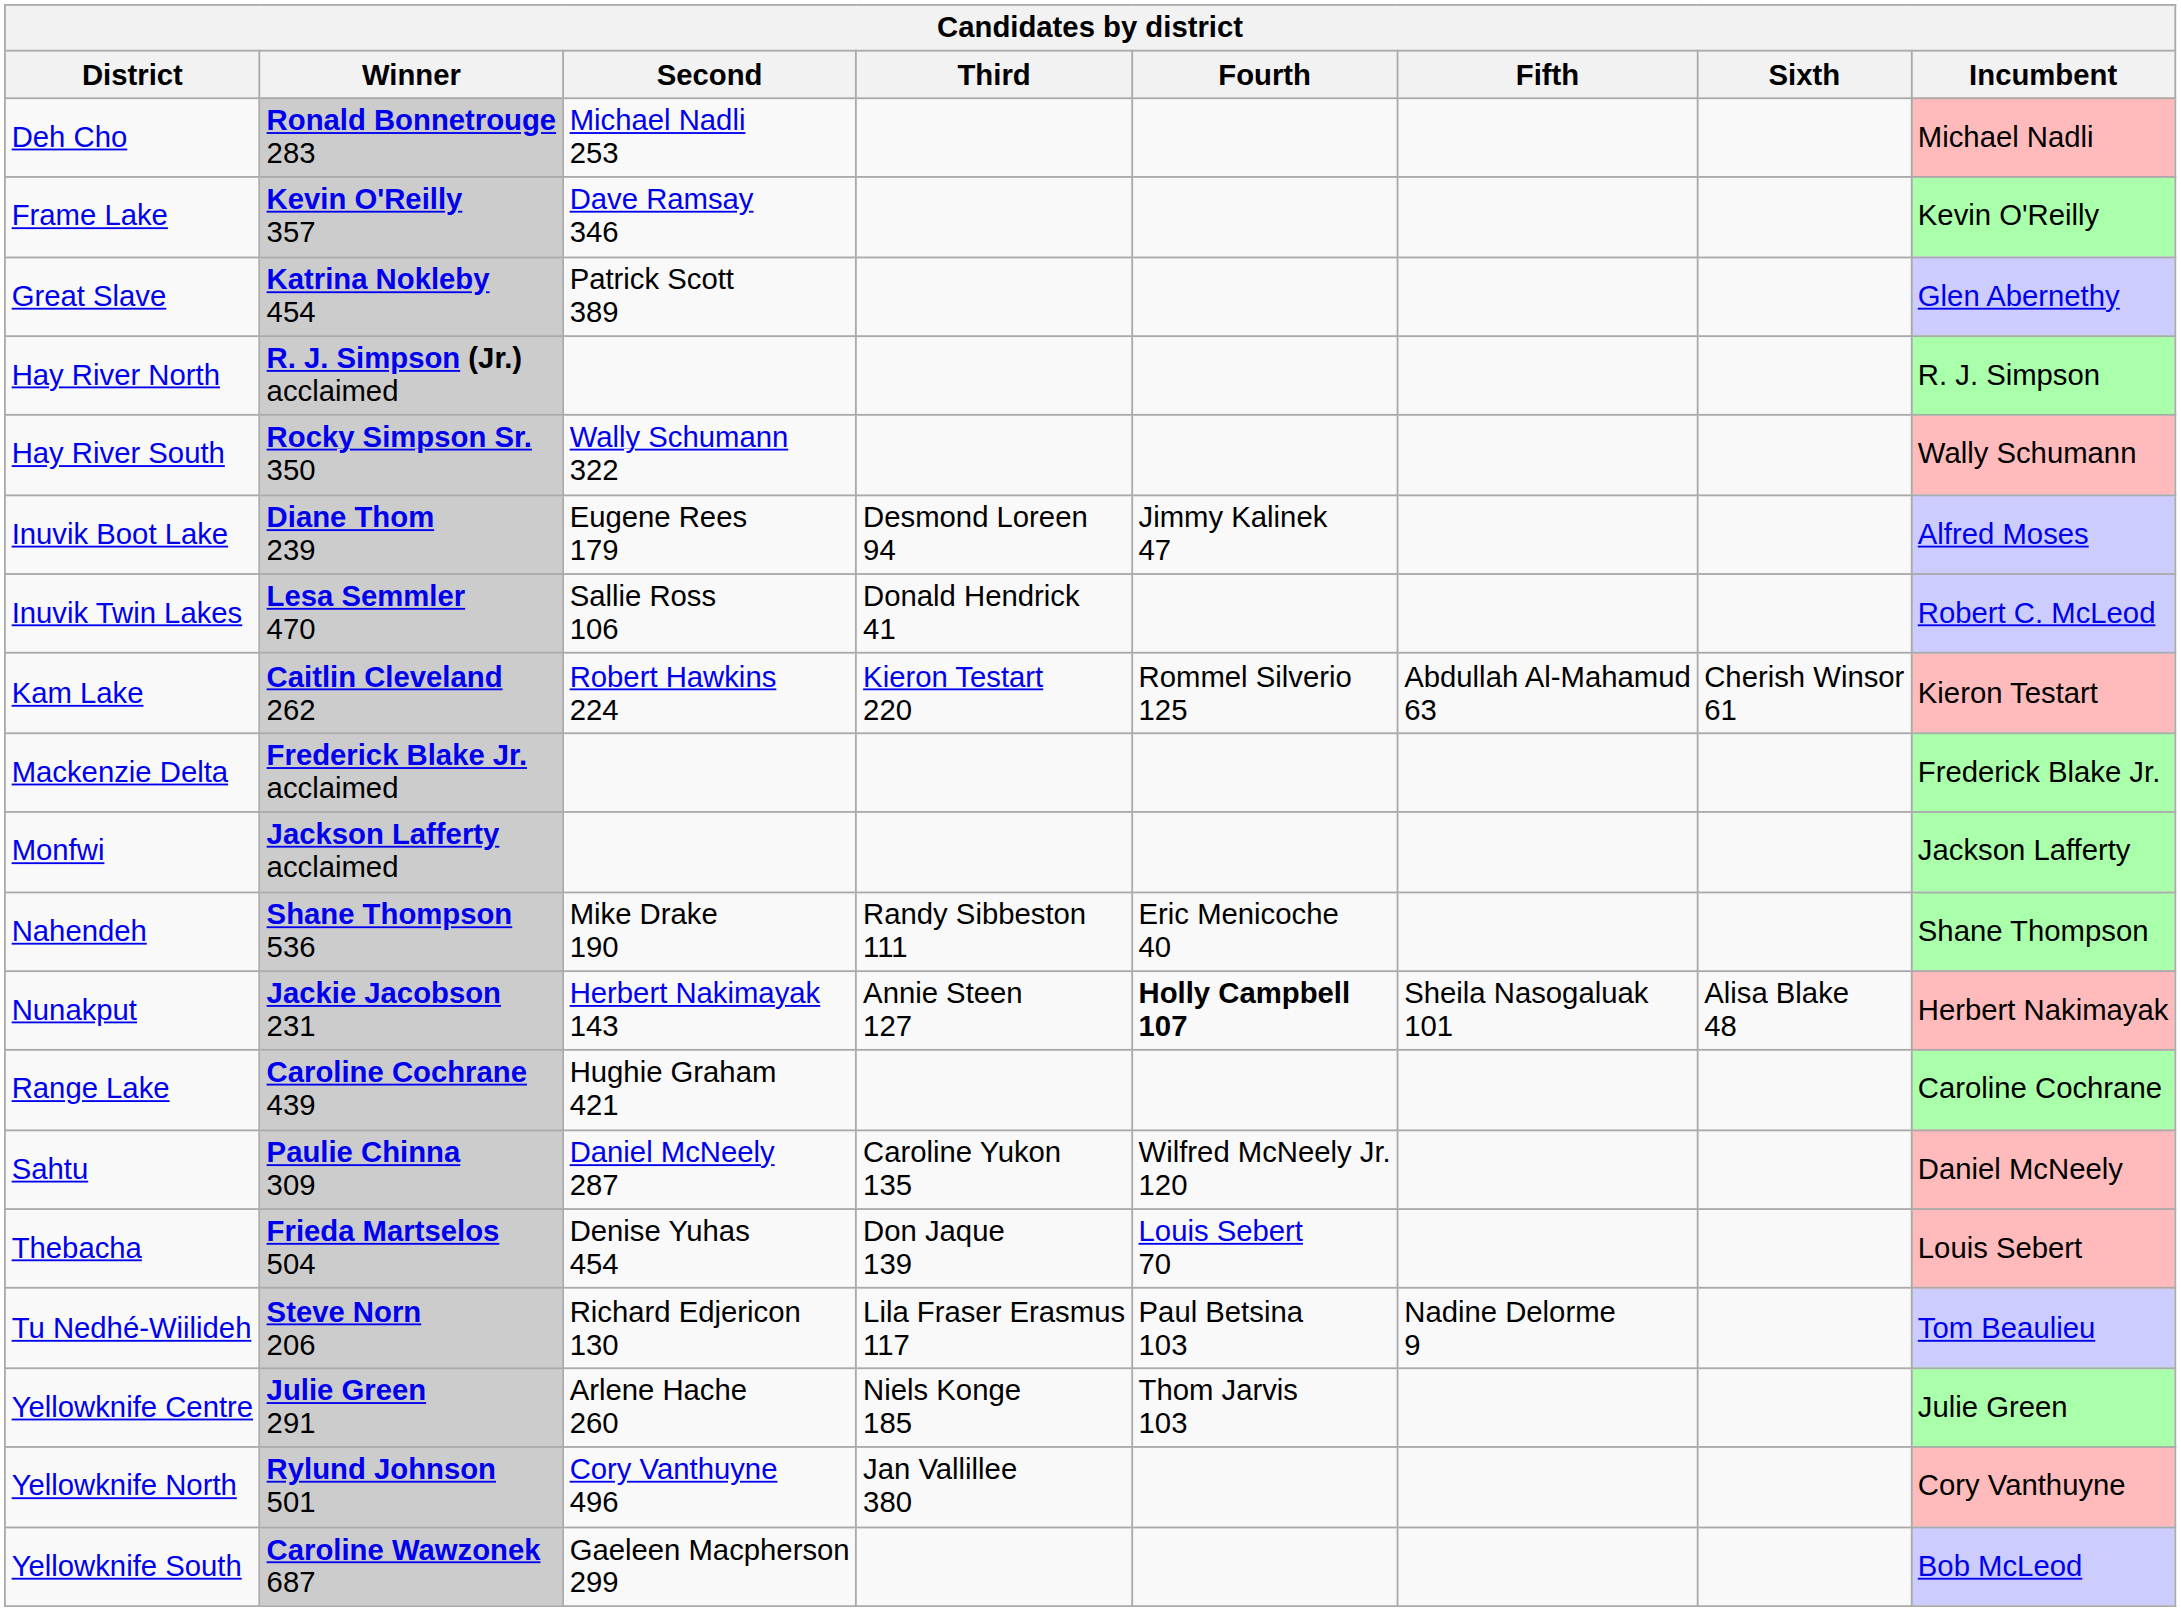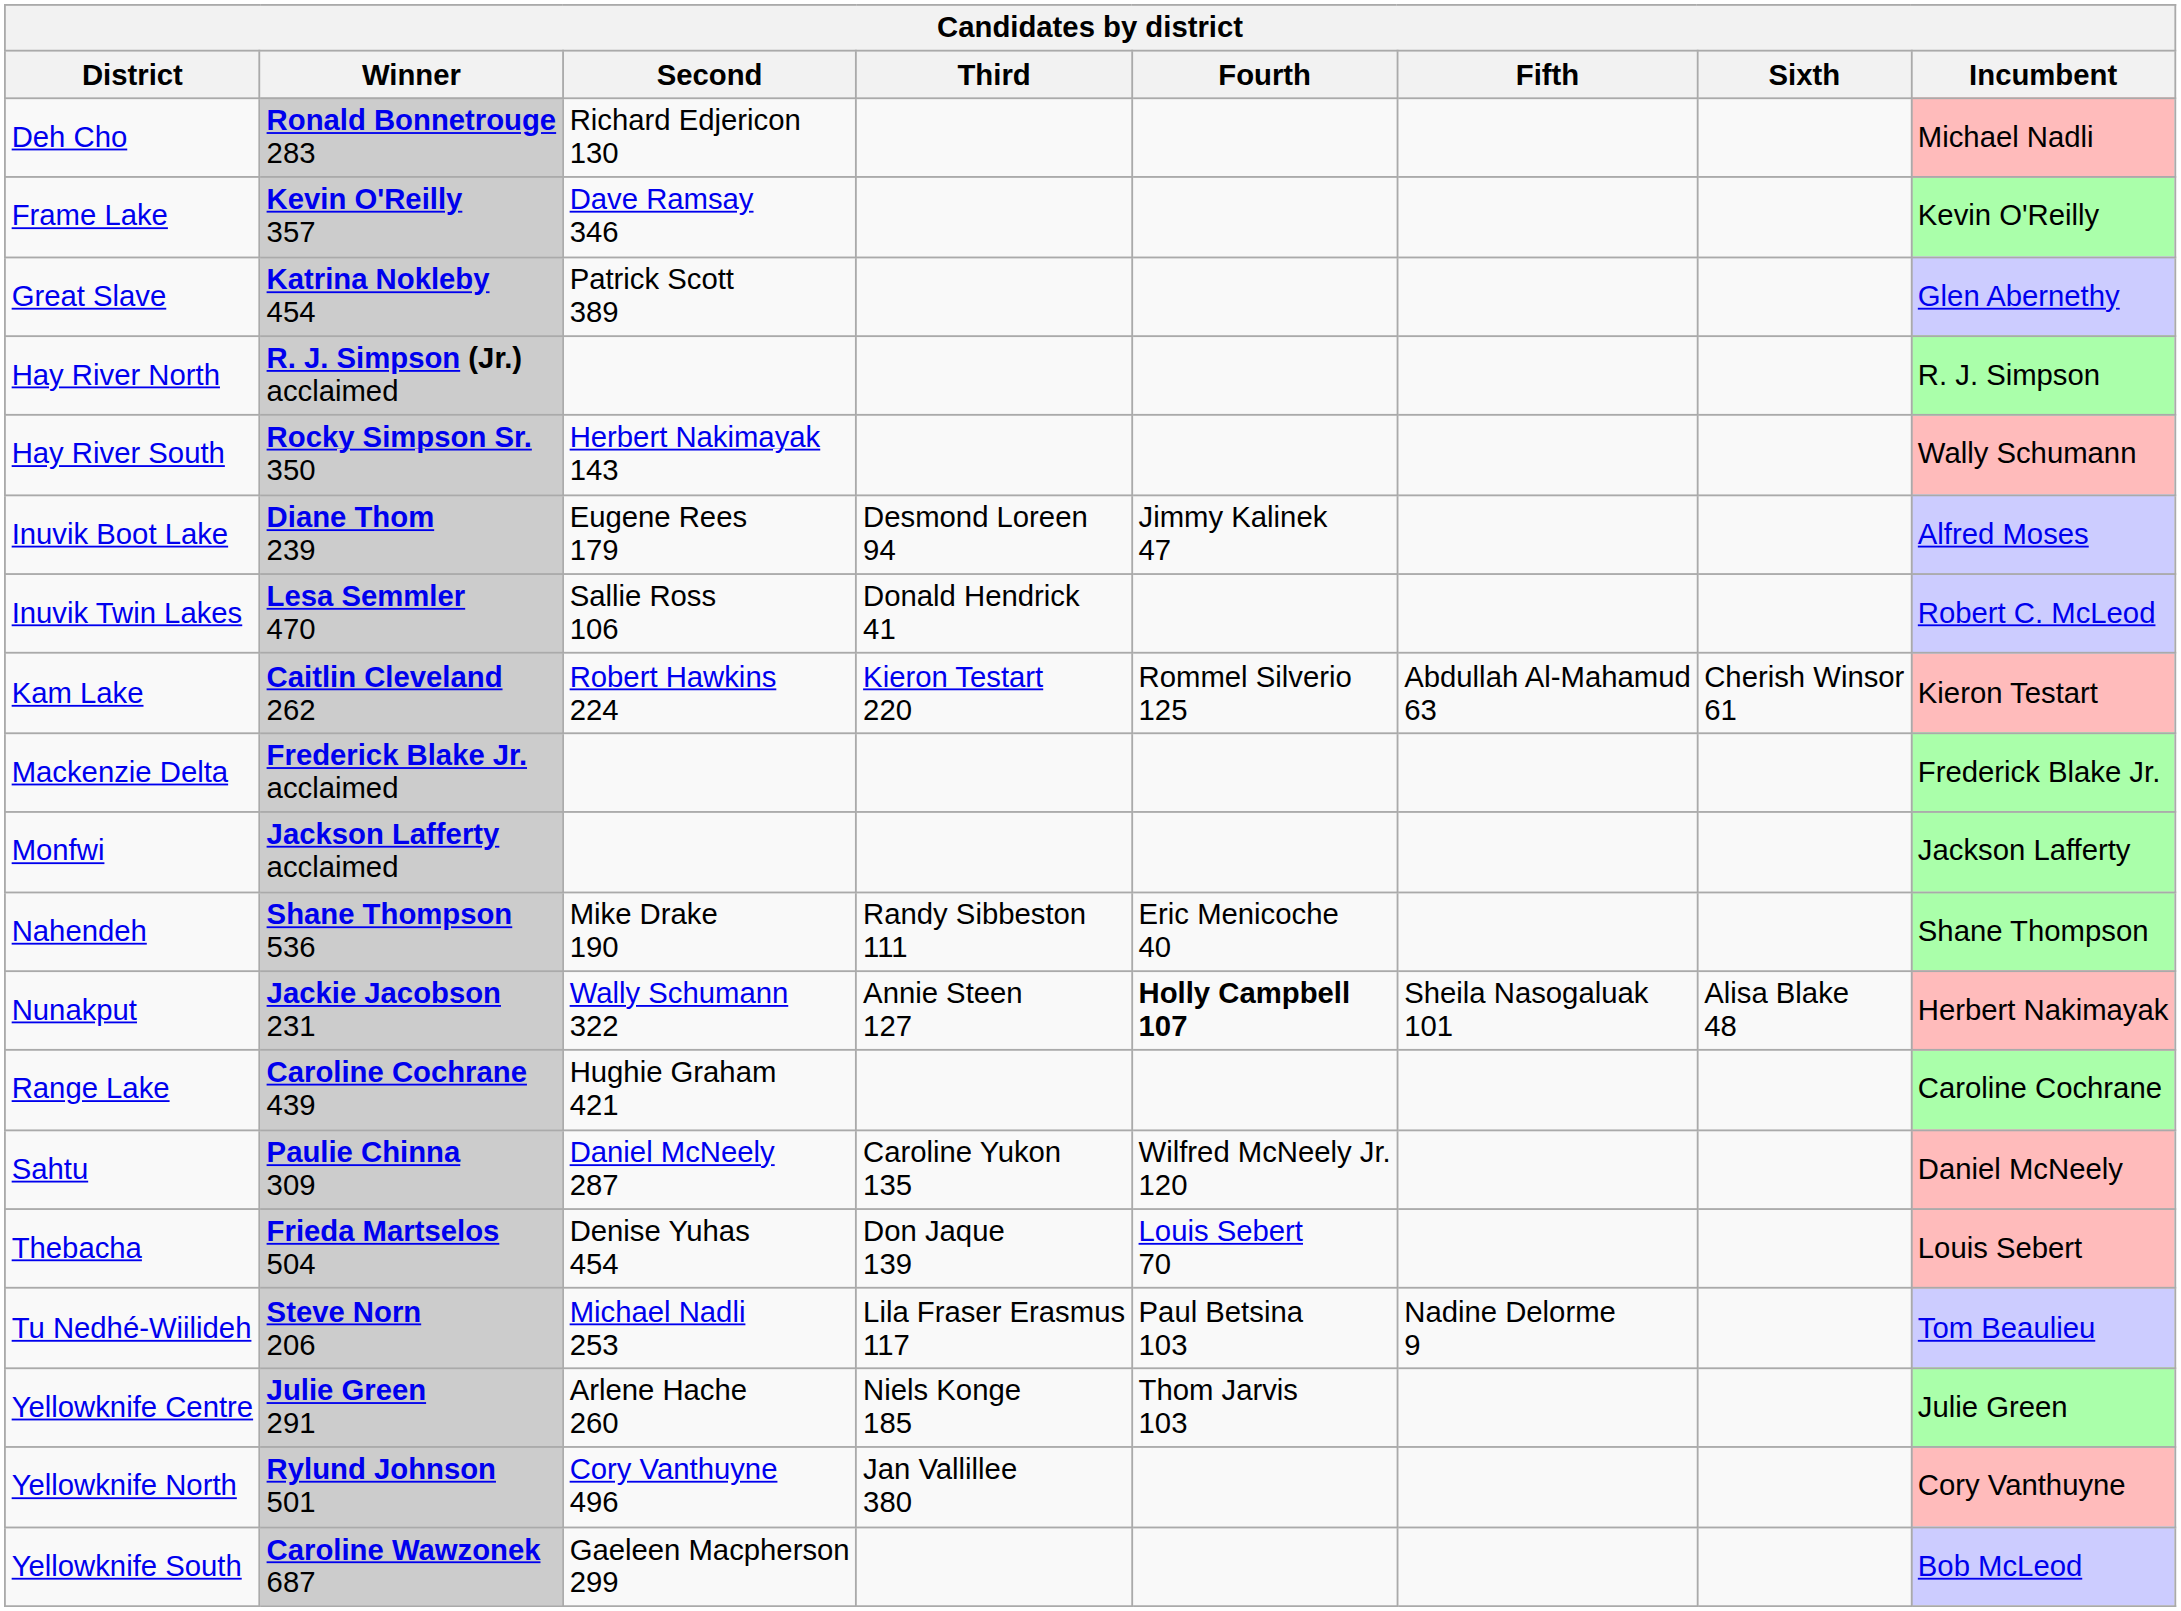(658, 137) Michael Nadli 253 -> (685, 137) Richard Edjericon 130
(679, 454) Wally Schumann 322 -> (695, 454) Herbert Nakimayak 143
(695, 1010) Herbert Nakimayak 143 -> (679, 1010) Wally Schumann 322
(685, 1327) Richard Edjericon 130 -> (658, 1327) Michael Nadli 253
